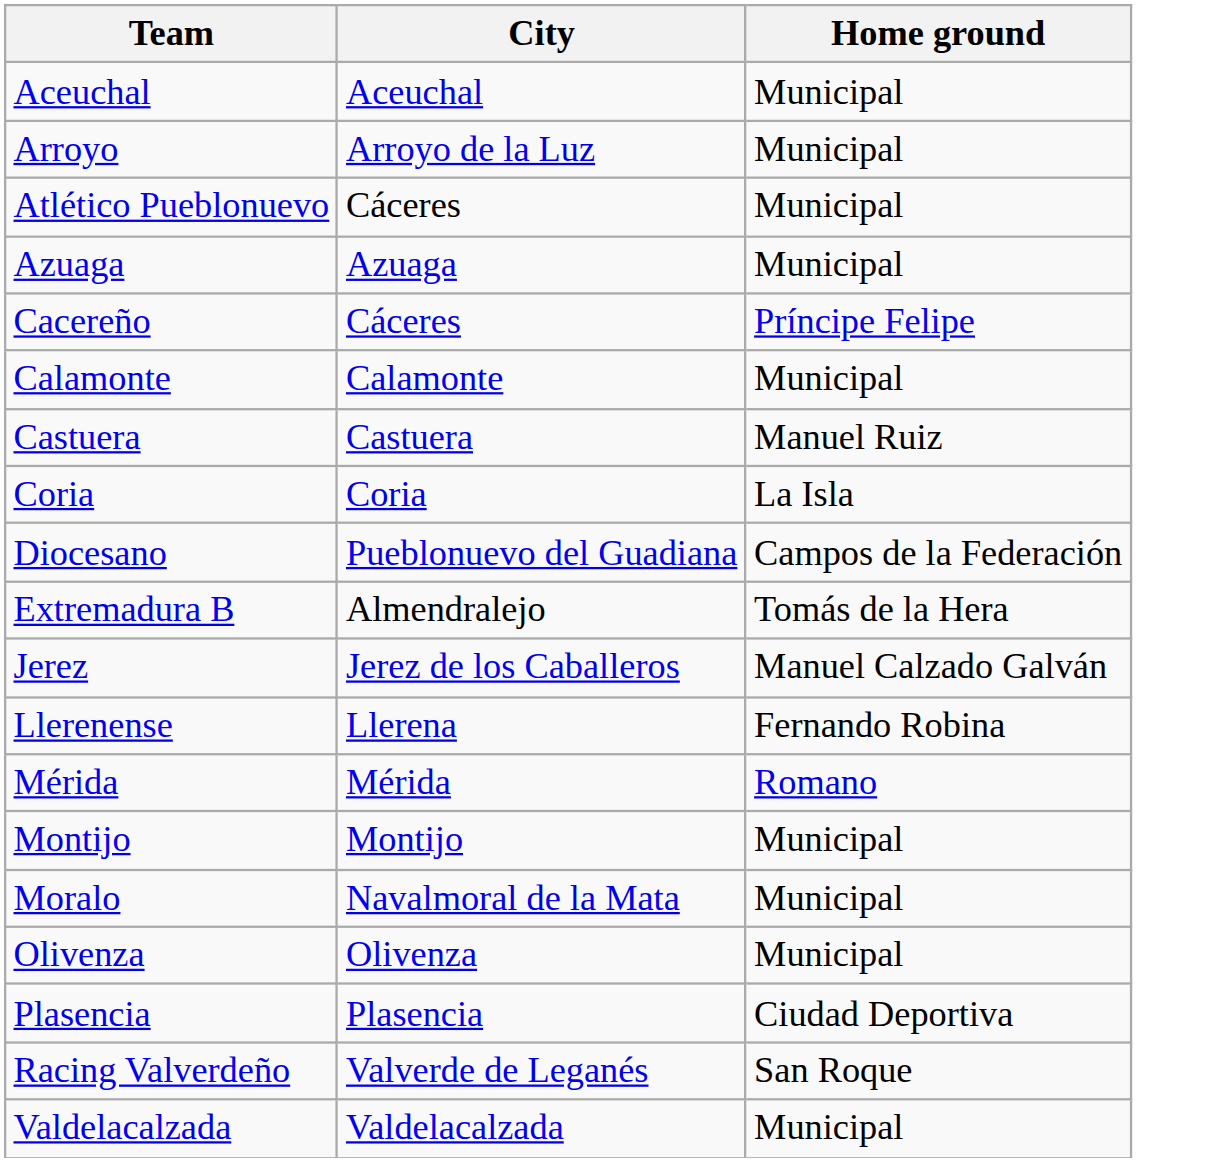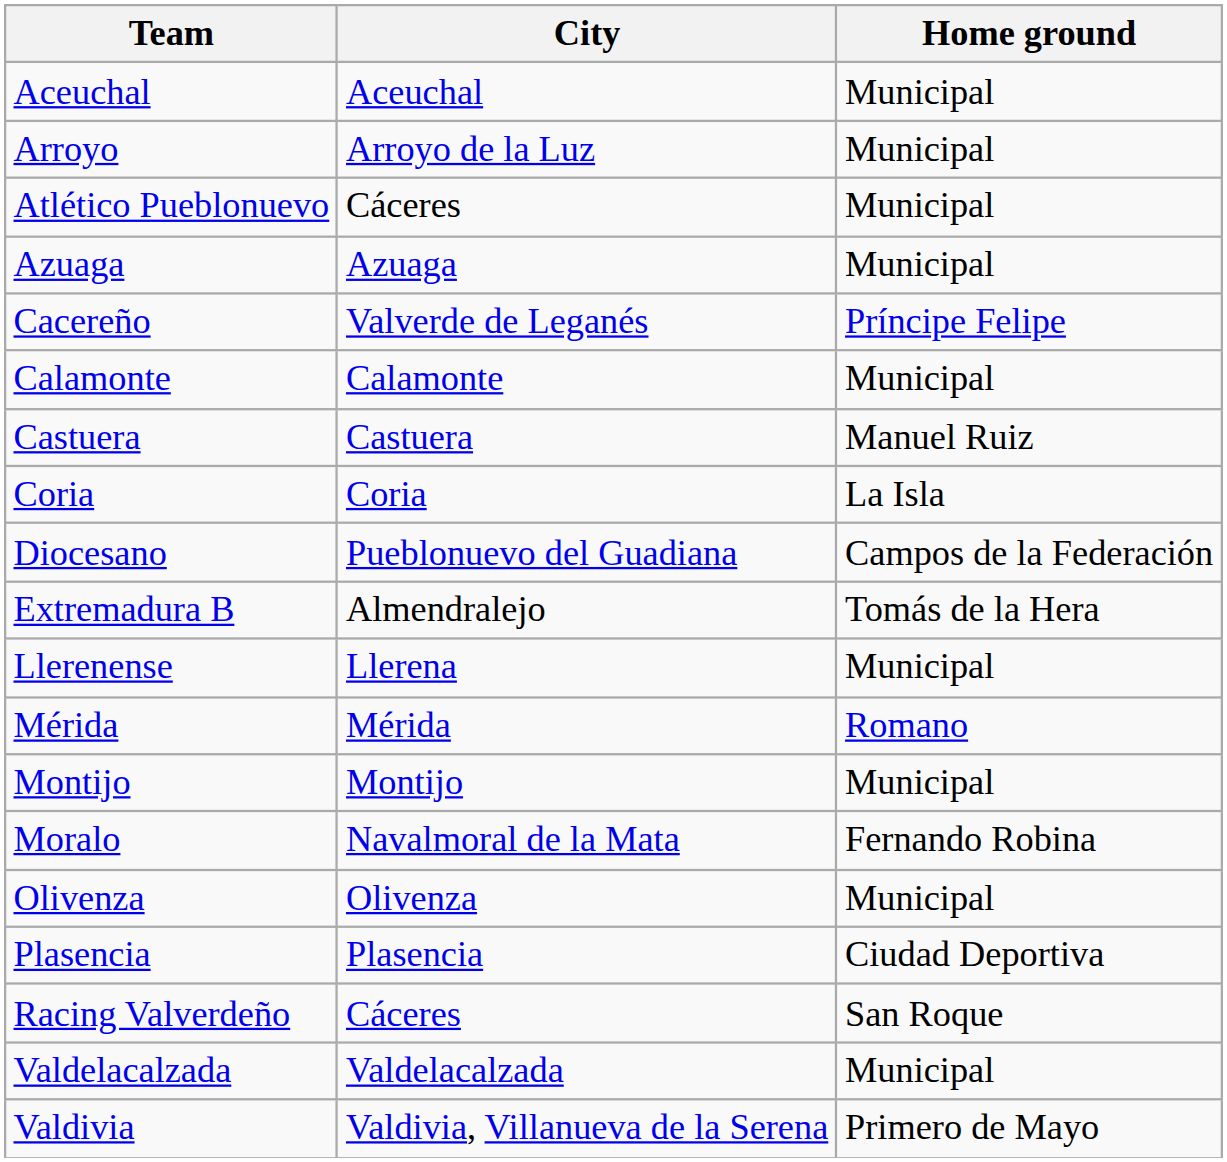(403, 321) Cáceres -> (497, 321) Valverde de Leganés
- row: (51, 666)
(880, 724) Fernando Robina -> (920, 666) Municipal
(829, 897) Municipal -> (971, 839) Fernando Robina
(497, 1070) Valverde de Leganés -> (403, 1012) Cáceres
+ row: (74, 1127)
